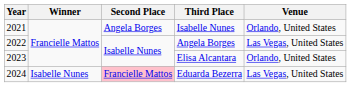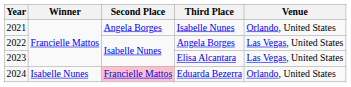(291, 58) Orlando, United States -> (295, 58) Las Vegas, United States
(295, 74) Las Vegas, United States -> (291, 74) Orlando, United States
